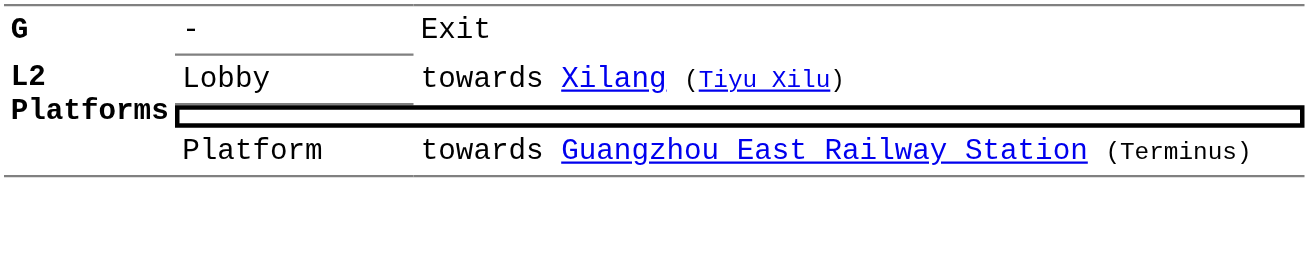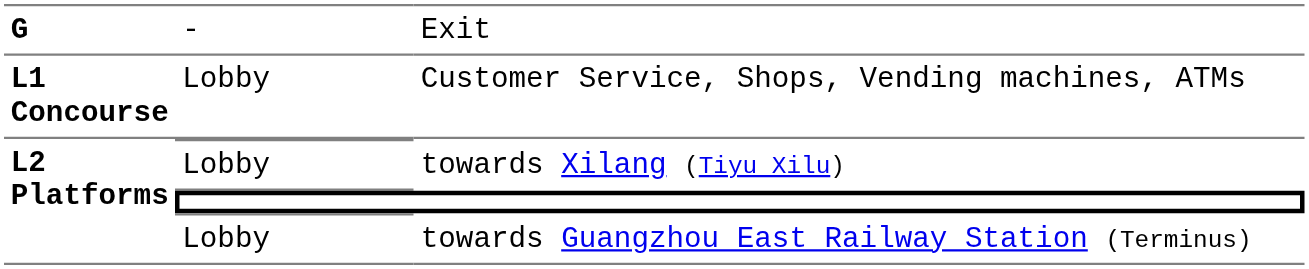+ row: (833, 79)
(252, 151) Platform -> (226, 239) Lobby
